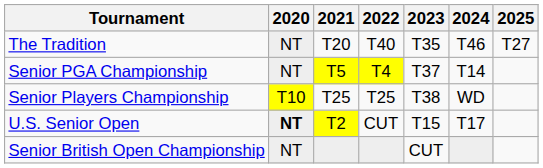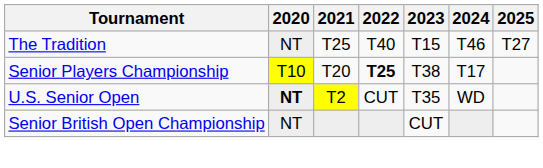(336, 44) T20 -> (336, 44) T25
(426, 44) T35 -> (426, 44) T15
- row: (108, 71)
(336, 97) T25 -> (336, 71) T20
(381, 97) normal -> (381, 71) bold
(471, 97) WD -> (471, 71) T17
(426, 124) T15 -> (426, 97) T35
(471, 124) T17 -> (471, 97) WD
